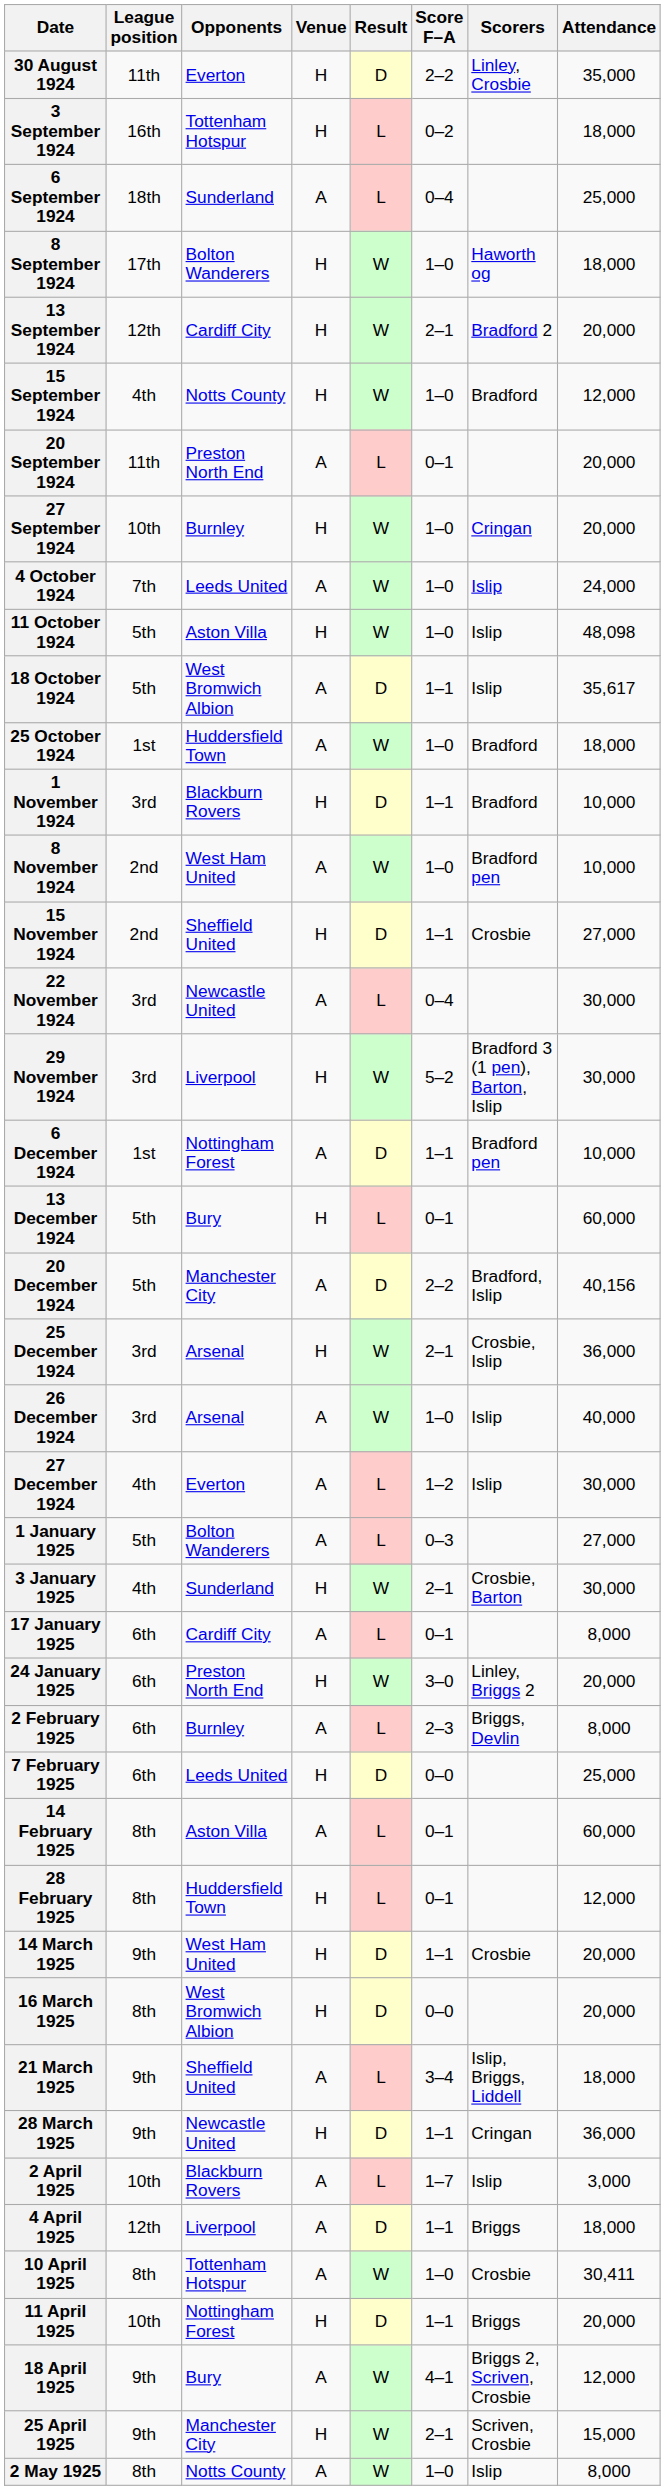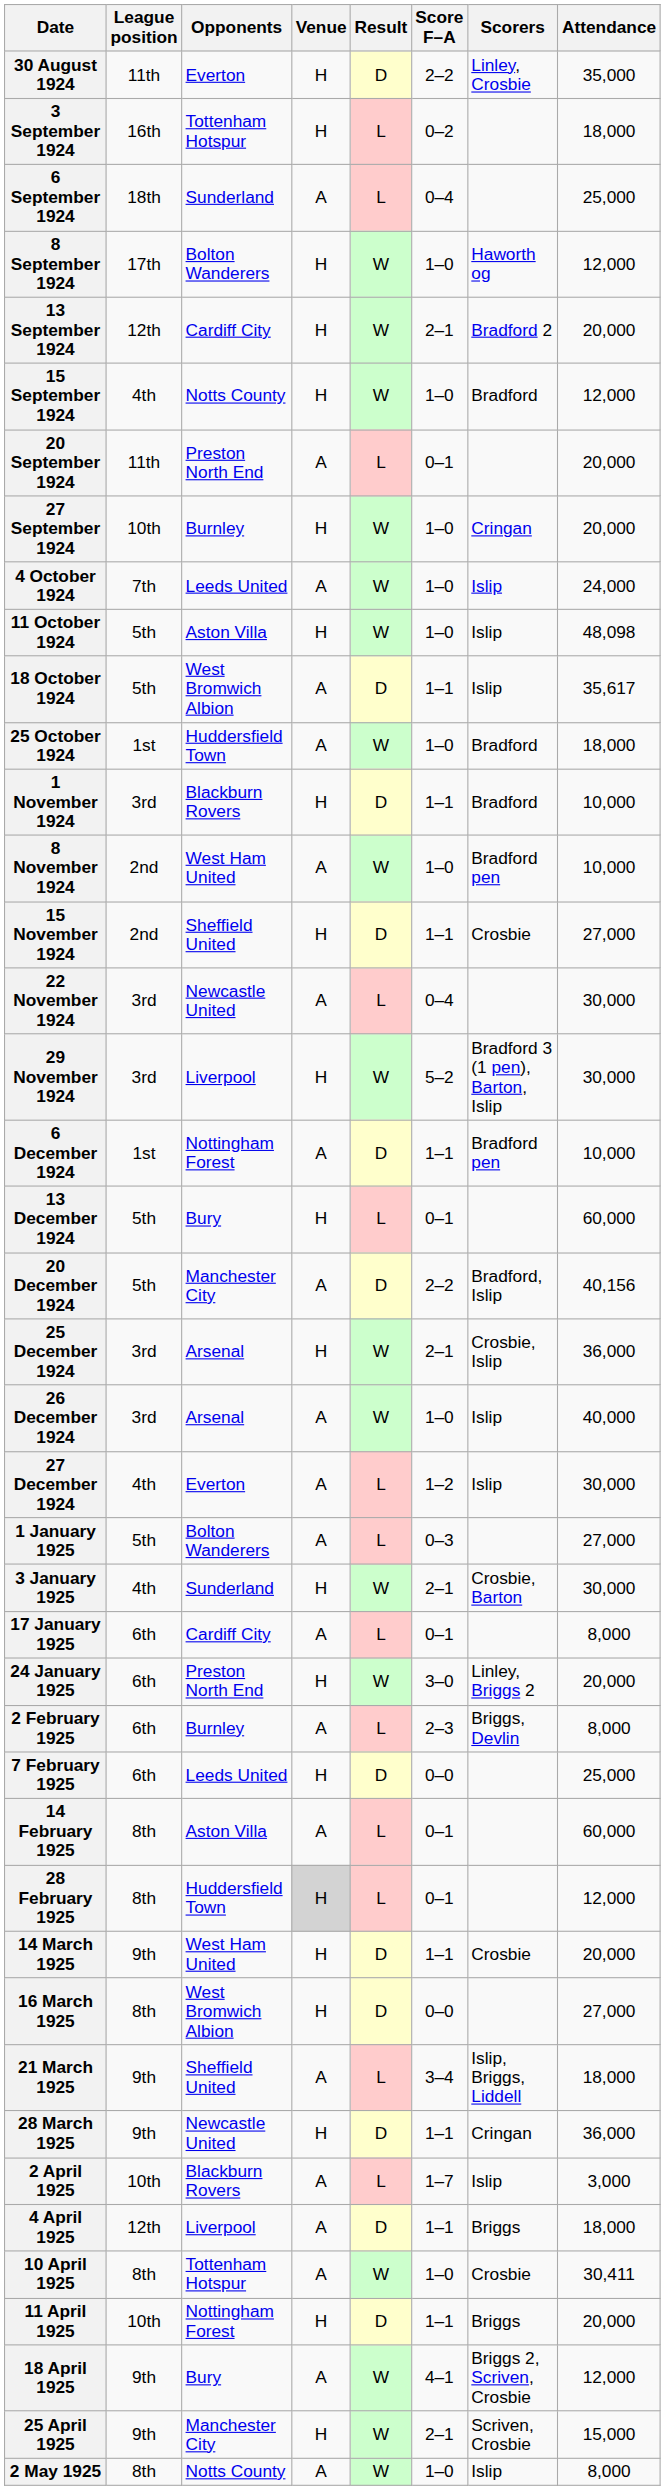(609, 263) 18,000 -> (609, 263) 12,000
(321, 1898) no background -> (321, 1898) lightgrey background
(609, 2011) 20,000 -> (609, 2011) 27,000
